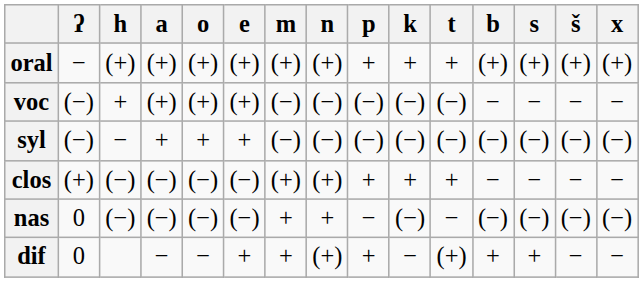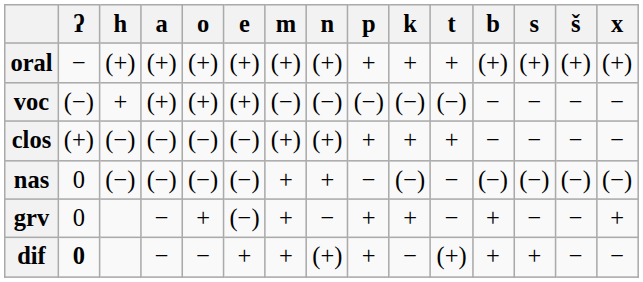- row: (31, 140)
+ row: (31, 218)
(79, 256) normal -> (79, 256) bold
